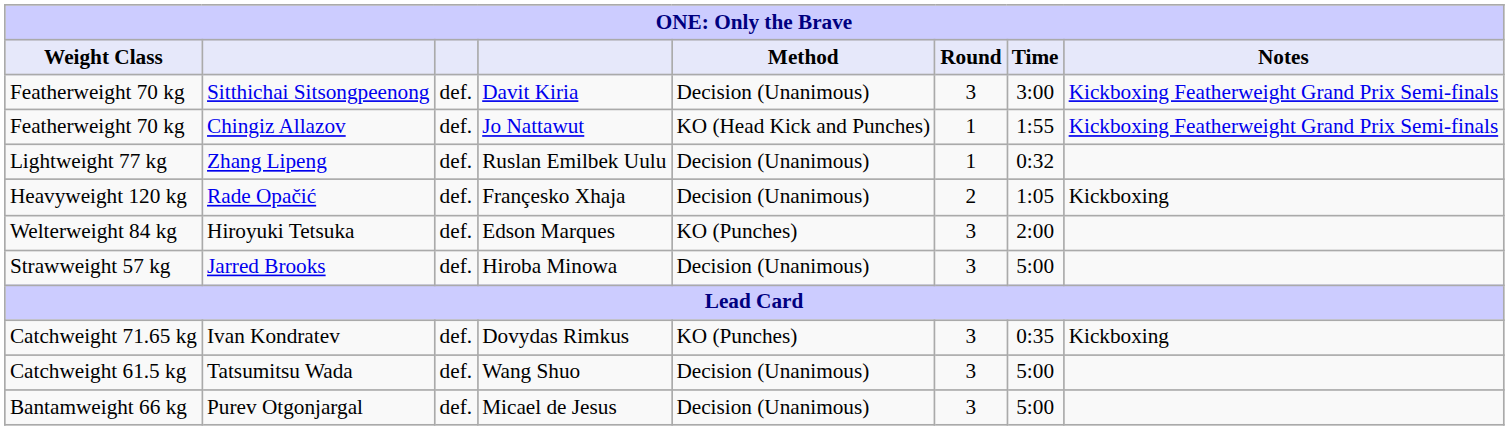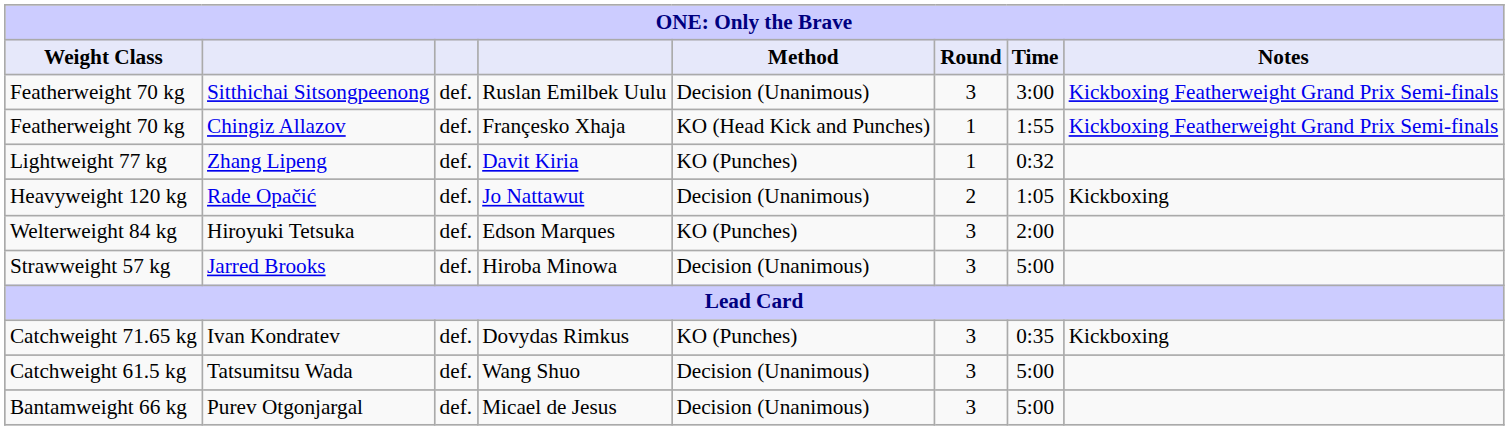(530, 91) Davit Kiria -> (574, 91) Ruslan Emilbek Uulu
(533, 126) Jo Nattawut -> (554, 126) Françesko Xhaja
(574, 161) Ruslan Emilbek Uulu -> (530, 161) Davit Kiria
(773, 161) Decision (Unanimous) -> (737, 161) KO (Punches)
(554, 196) Françesko Xhaja -> (533, 196) Jo Nattawut
